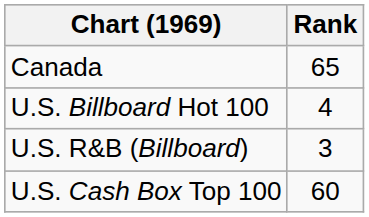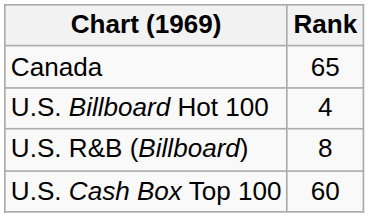(325, 149) 3 -> (325, 149) 8
